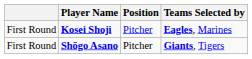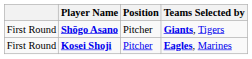rows swapped: (86, 29) <-> (89, 45)
